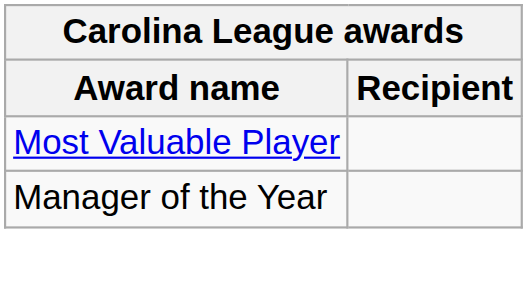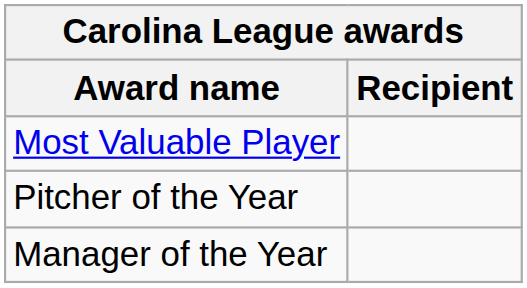+ row: (156, 198)
